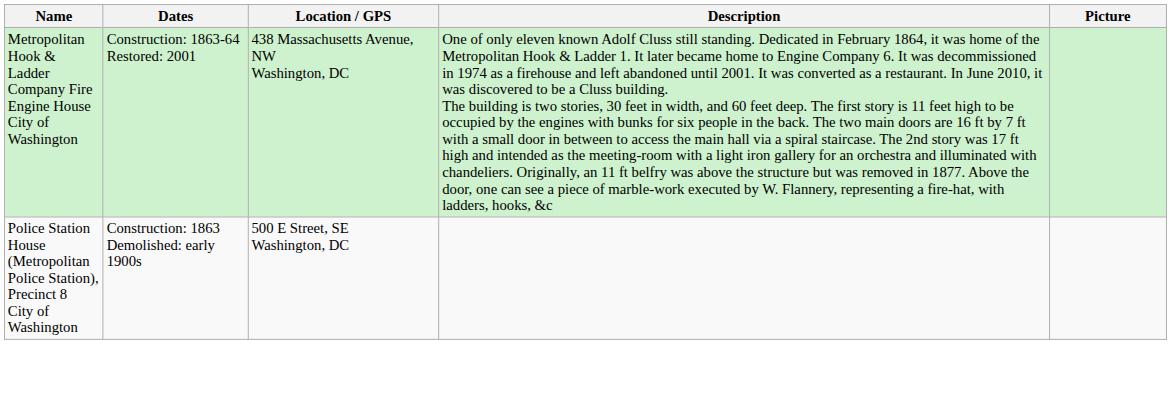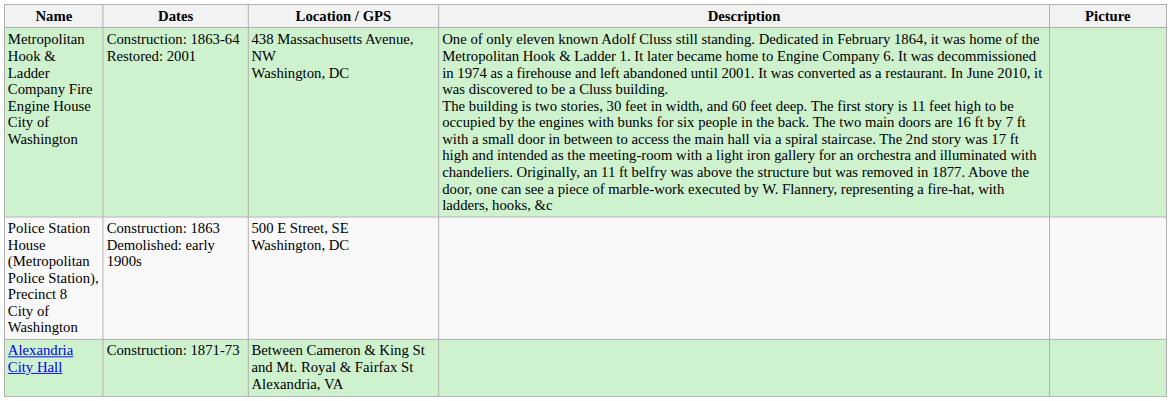+ row: (41, 359)
